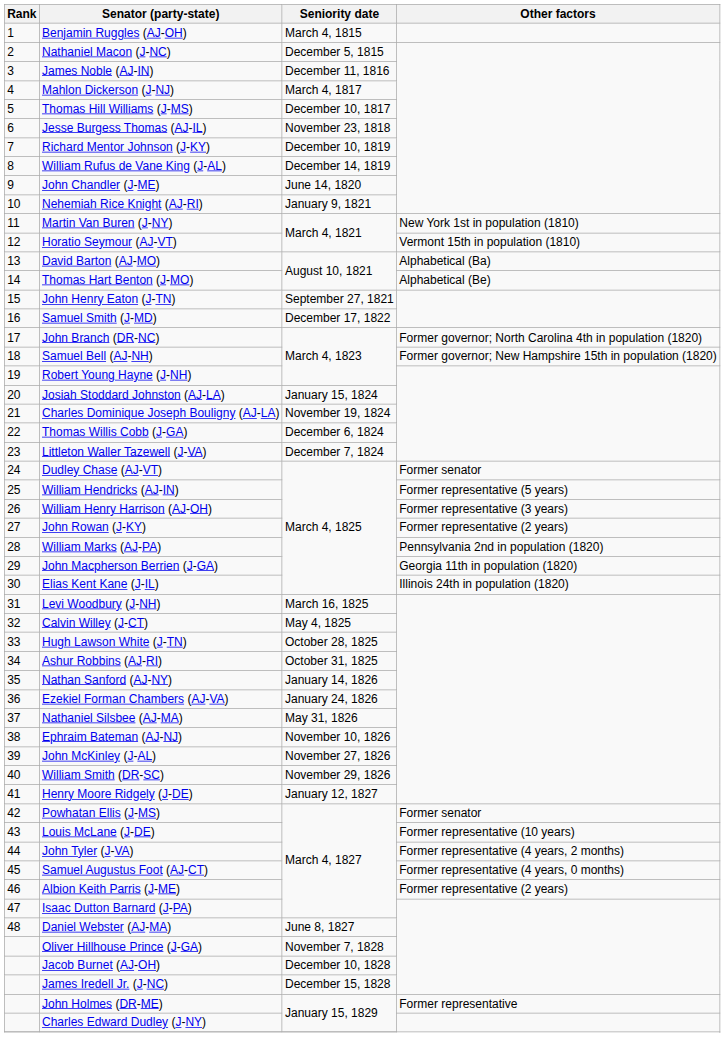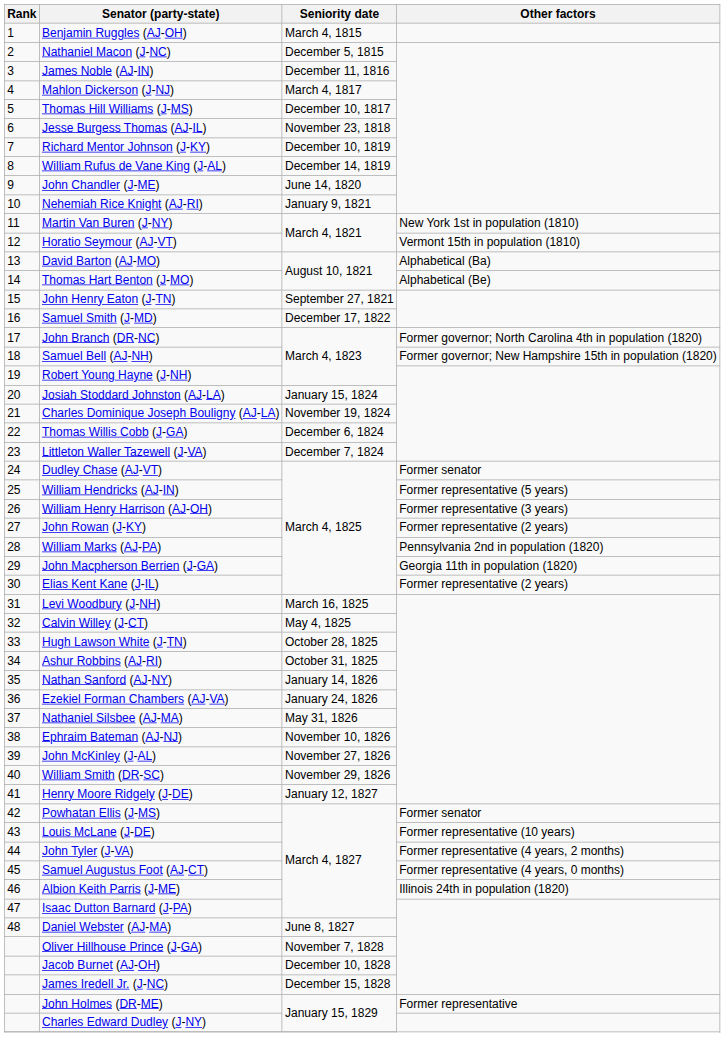(484, 584) Illinois 24th in population (1820) -> (484, 584) Former representative (2 years)
(484, 889) Former representative (2 years) -> (484, 889) Illinois 24th in population (1820)
